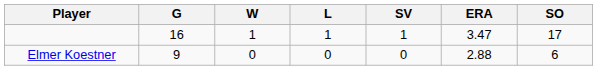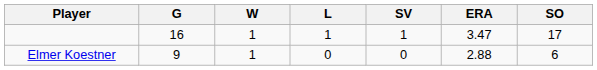(252, 55) 0 -> (252, 55) 1
